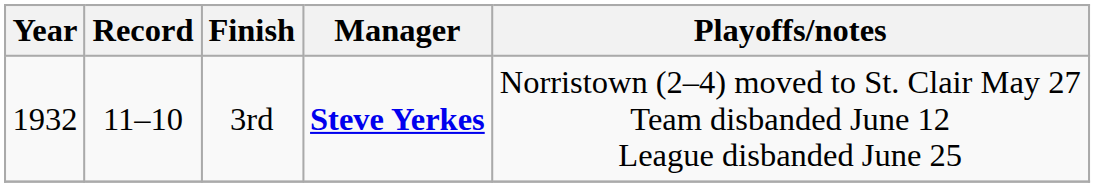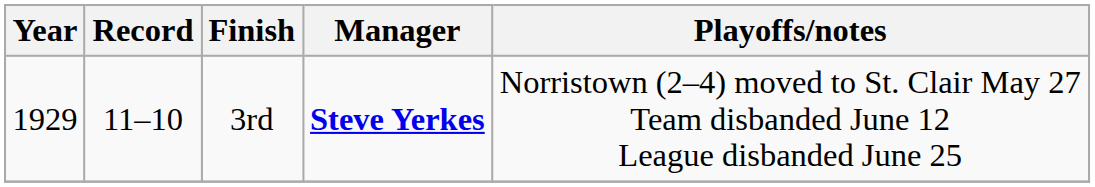(45, 118) 1932 -> (45, 118) 1929
